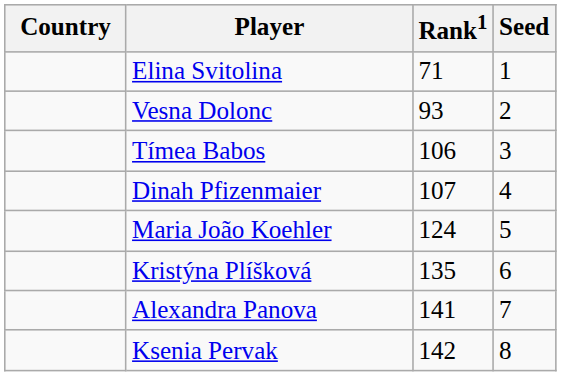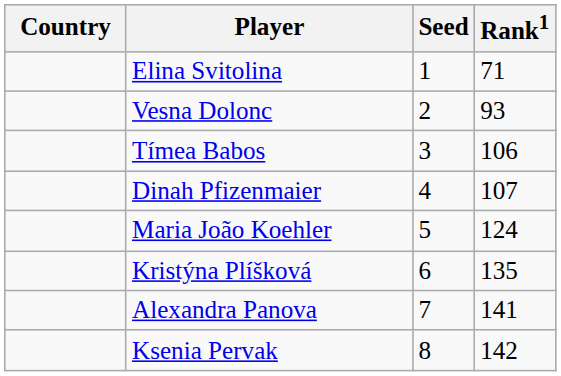columns swapped: (453, 27) <-> (524, 27)
